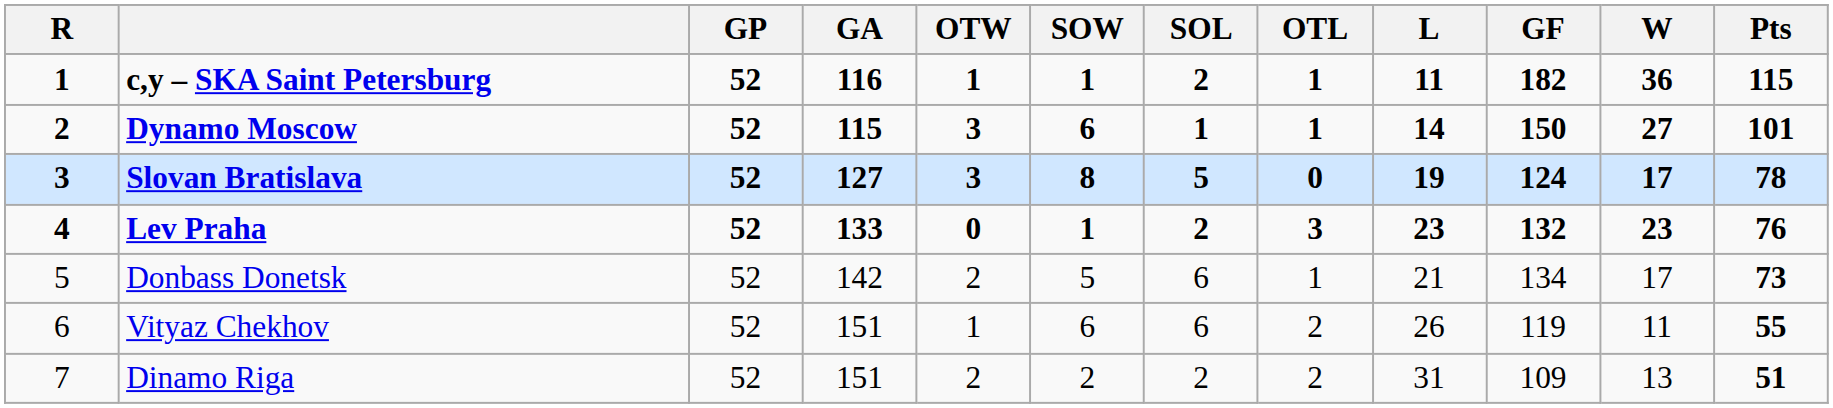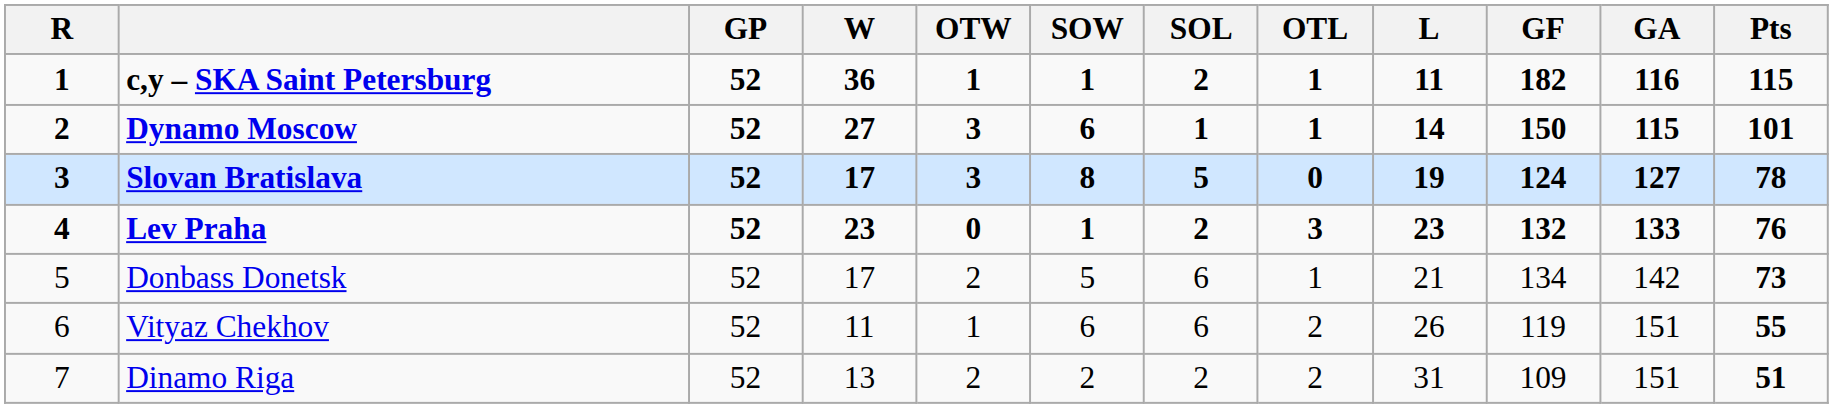columns swapped: (1657, 29) <-> (859, 29)
